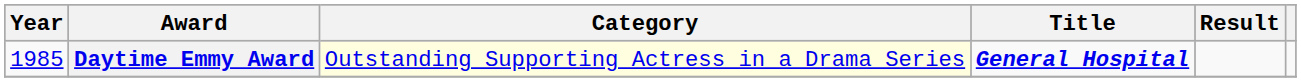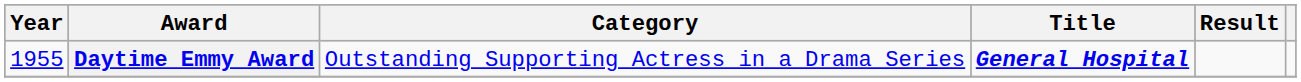(37, 59) 1985 -> (37, 59) 1955
(645, 59) lightyellow background -> (645, 59) no background
